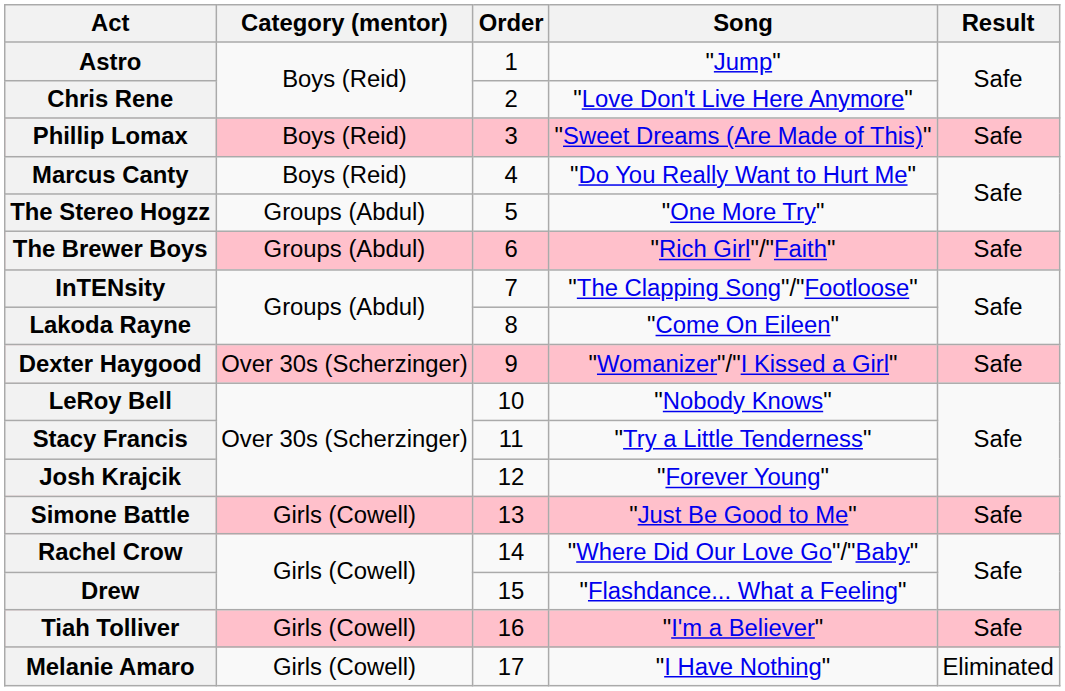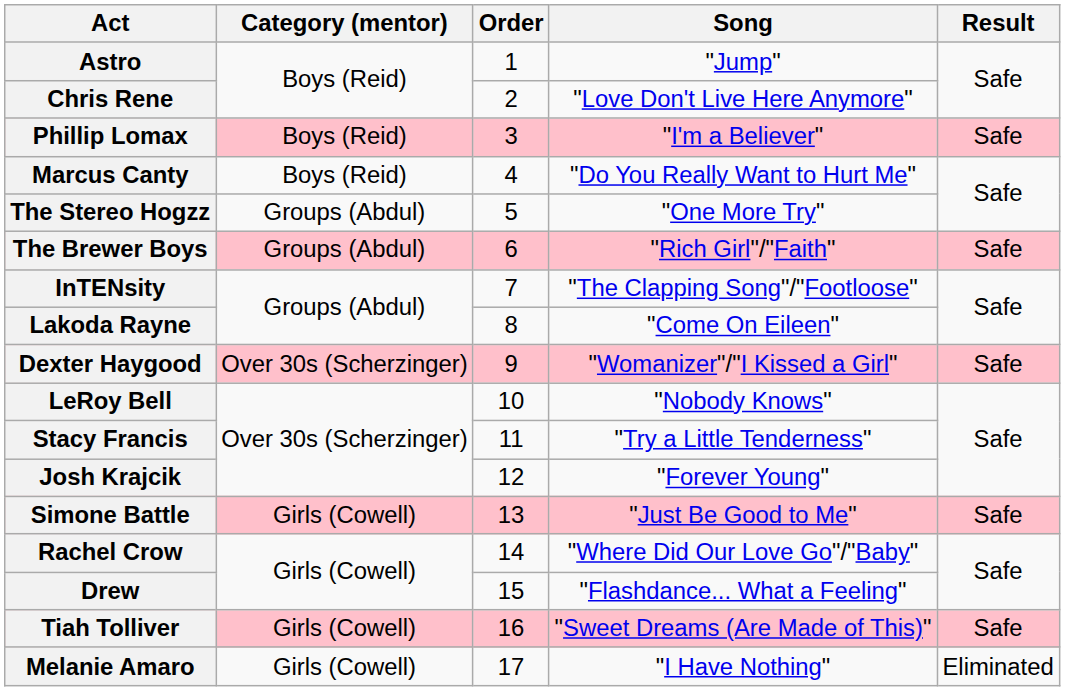(743, 136) "Sweet Dreams (Are Made of This)" -> (743, 136) "I'm a Believer"
(743, 628) "I'm a Believer" -> (743, 628) "Sweet Dreams (Are Made of This)"
